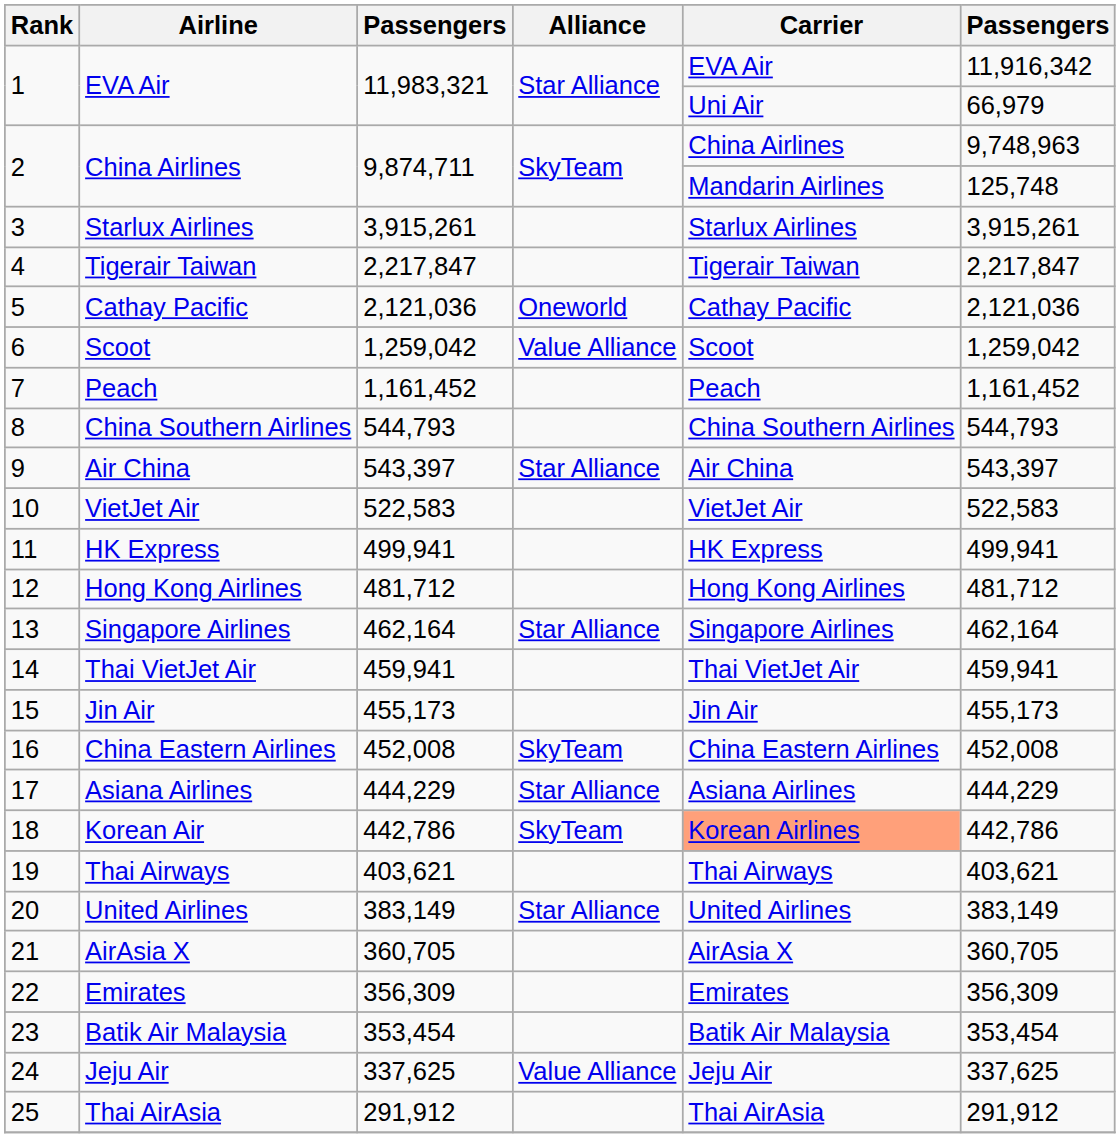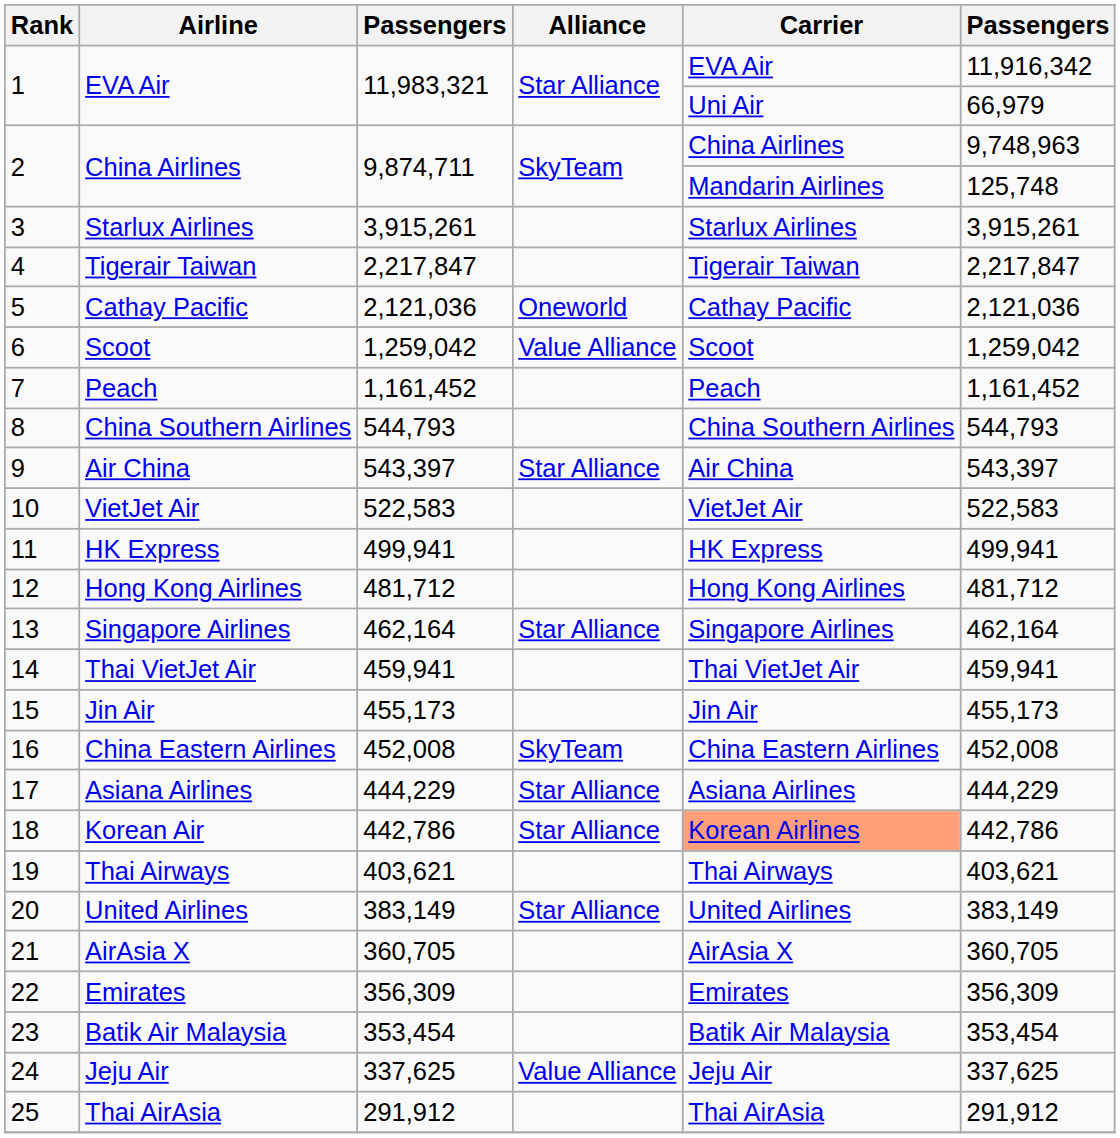(571, 831) SkyTeam -> (589, 831) Star Alliance
